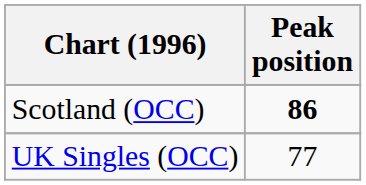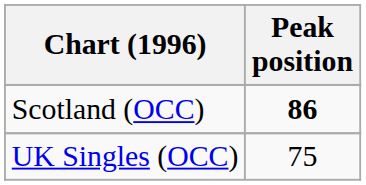(303, 155) 77 -> (303, 155) 75
